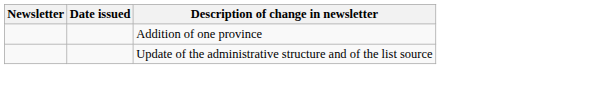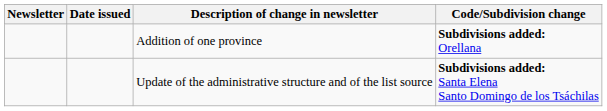+ column: (519, 14)
